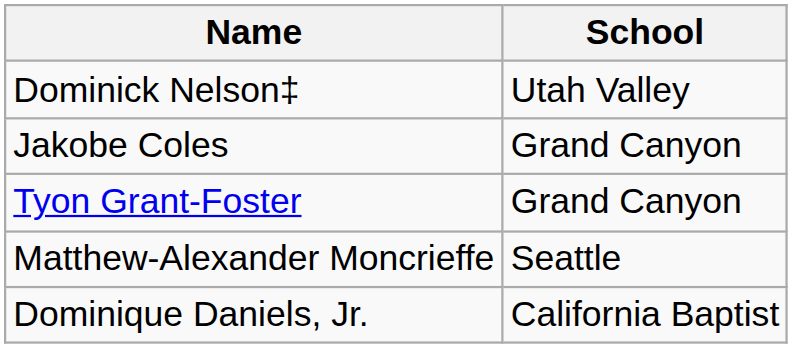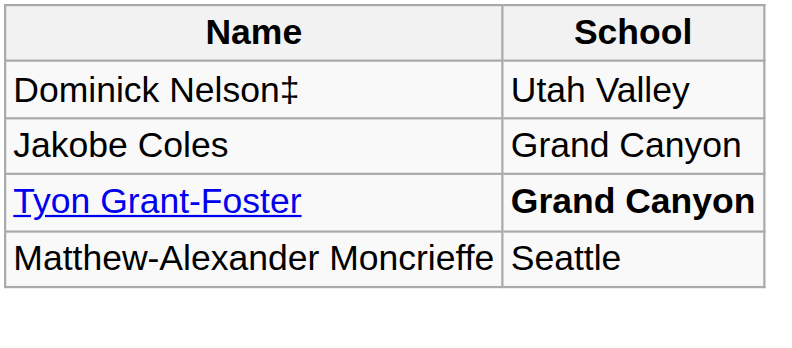(626, 201) normal -> (633, 201) bold
- row: (191, 314)
